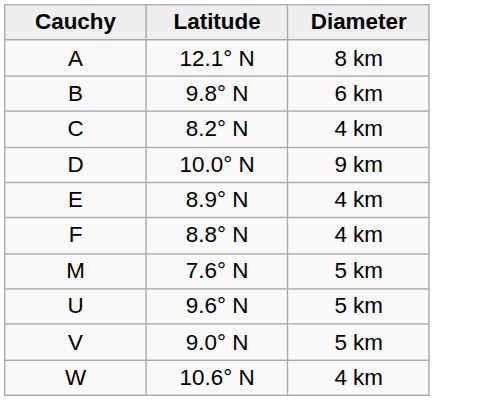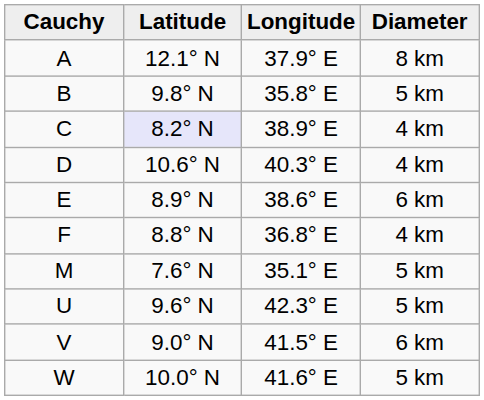+ column: (301, 22)
(359, 93) 6 km -> (420, 93) 5 km
(217, 128) no background -> (183, 128) lavender background
(217, 164) 10.0° N -> (183, 164) 10.6° N
(359, 164) 9 km -> (420, 164) 4 km
(359, 199) 4 km -> (420, 199) 6 km
(359, 341) 5 km -> (420, 341) 6 km
(217, 377) 10.6° N -> (183, 377) 10.0° N
(359, 377) 4 km -> (420, 377) 5 km
